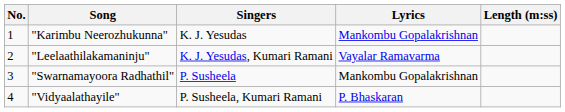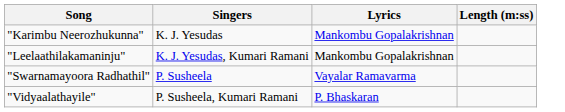- column: (16, 14)
(389, 56) Vayalar Ramavarma -> (384, 56) Mankombu Gopalakrishnan
(408, 76) Mankombu Gopalakrishnan -> (365, 76) Vayalar Ramavarma
